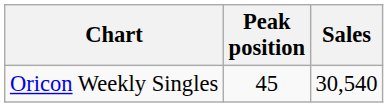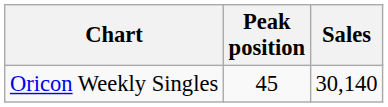(347, 83) 30,540 -> (347, 83) 30,140
